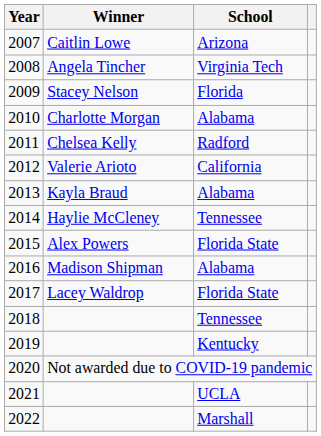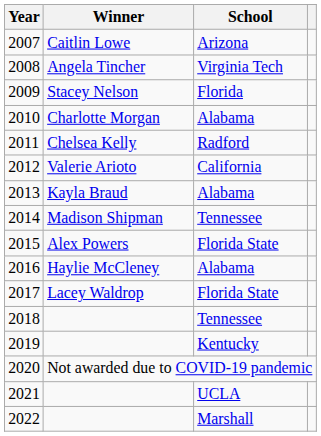(103, 218) Haylie McCleney -> (105, 218) Madison Shipman
(105, 268) Madison Shipman -> (103, 268) Haylie McCleney
